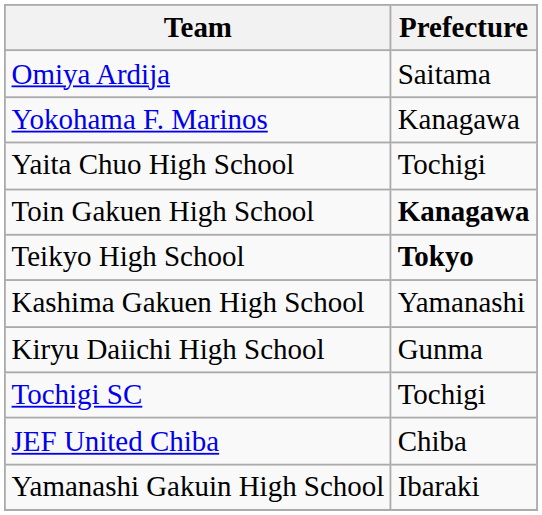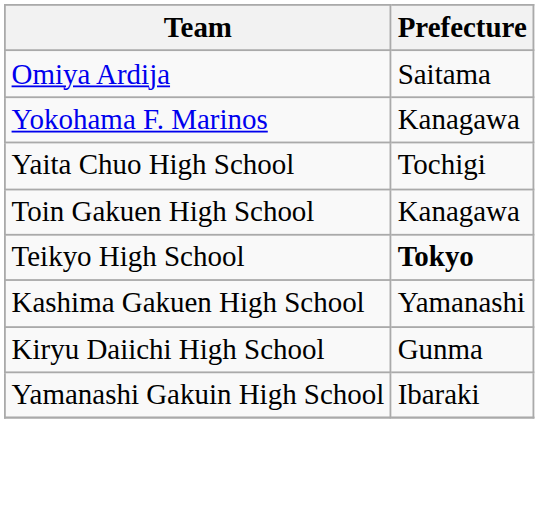(464, 211) bold -> (459, 211) normal
- row: (77, 394)
- row: (115, 440)
